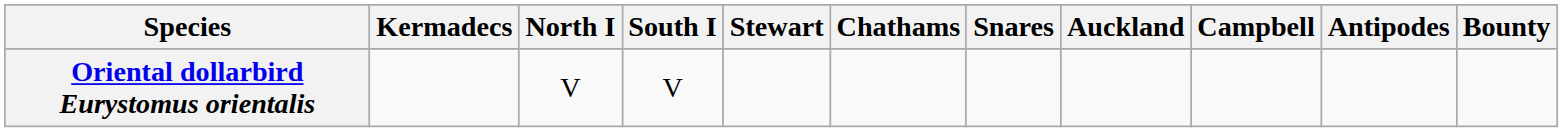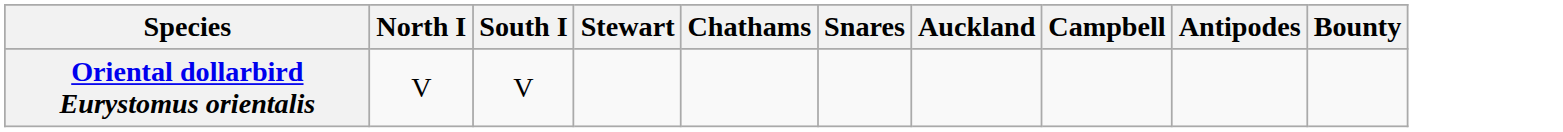- column: (444, 26)
